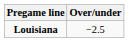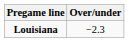(95, 29) −2.5 -> (95, 29) −2.3
